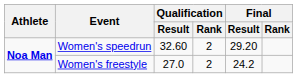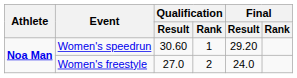(173, 47) 32.60 -> (173, 47) 30.60
(209, 47) 2 -> (209, 47) 1
(244, 64) 24.2 -> (244, 64) 24.0
